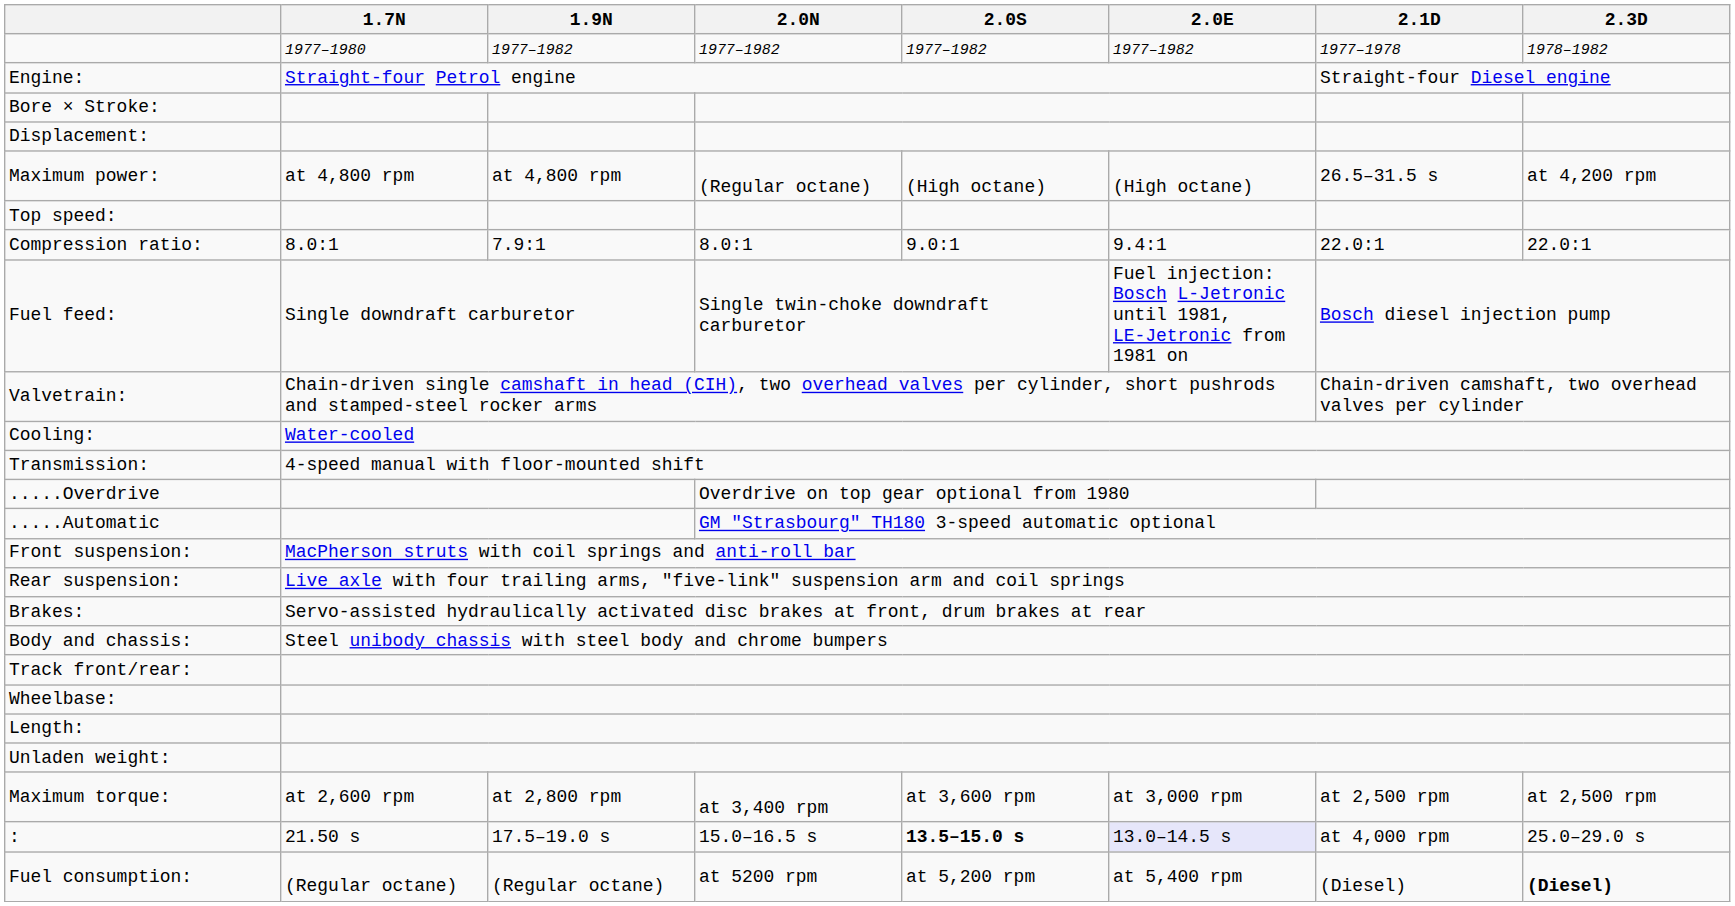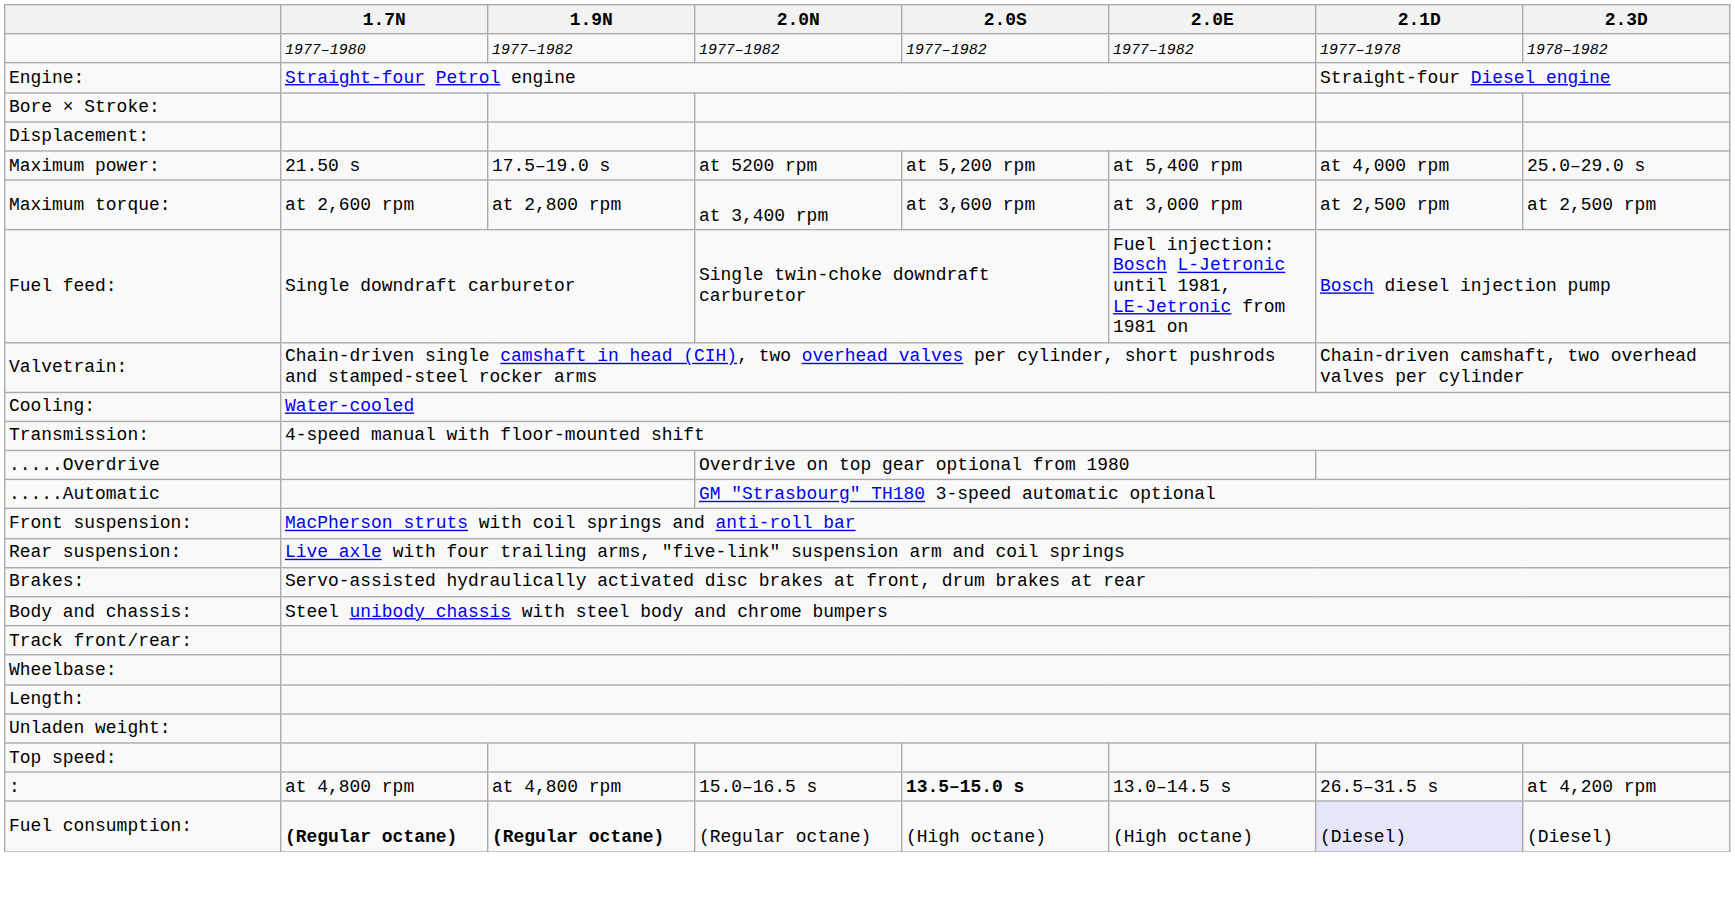(350, 176) at 4,800 rpm -> (323, 166) 21.50 s
(557, 176) at 4,800 rpm -> (551, 166) 17.5–19.0 s
(785, 186) (Regular octane) -> (758, 166) at 5200 rpm
(976, 186) (High octane) -> (971, 166) at 5,200 rpm
(1183, 186) (High octane) -> (1178, 166) at 5,400 rpm
(1379, 176) 26.5–31.5 s -> (1385, 166) at 4,000 rpm
(1592, 176) at 4,200 rpm -> (1586, 166) 25.0–29.0 s
rows swapped: (90, 797) <-> (63, 215)
- row: (106, 245)
(323, 837) 21.50 s -> (350, 787) at 4,800 rpm
(551, 837) 17.5–19.0 s -> (557, 787) at 4,800 rpm
(1172, 837) lavender background -> (1172, 787) no background
(1385, 837) at 4,000 rpm -> (1379, 787) 26.5–31.5 s
(1586, 837) 25.0–29.0 s -> (1592, 787) at 4,200 rpm
(371, 887) normal -> (371, 837) bold
(578, 887) normal -> (578, 837) bold
(758, 876) at 5200 rpm -> (785, 837) (Regular octane)
(971, 876) at 5,200 rpm -> (976, 837) (High octane)
(1178, 876) at 5,400 rpm -> (1183, 837) (High octane)
(1363, 887) no background -> (1363, 837) lavender background
(1570, 887) bold -> (1570, 837) normal
